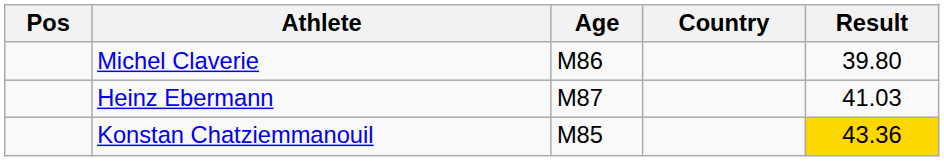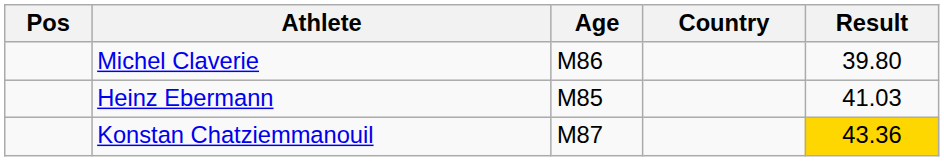(580, 98) M87 -> (580, 98) M85
(580, 135) M85 -> (580, 135) M87
